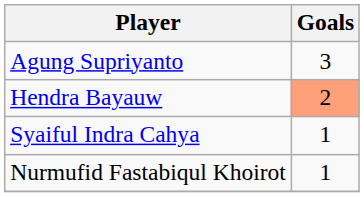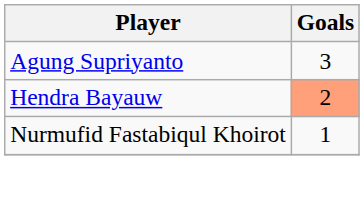- row: (105, 135)
